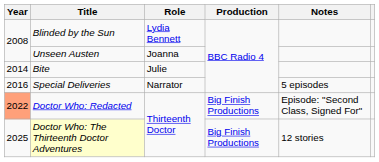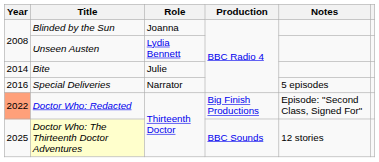(164, 33) Lydia Bennett -> (163, 27) Joanna
(163, 54) Joanna -> (164, 48) Lydia Bennett
(233, 138) Big Finish Productions -> (235, 138) BBC Sounds
